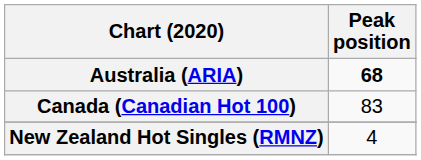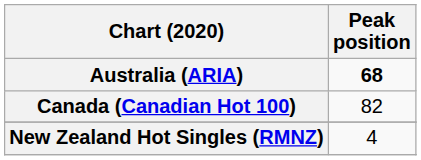(372, 106) 83 -> (372, 106) 82
